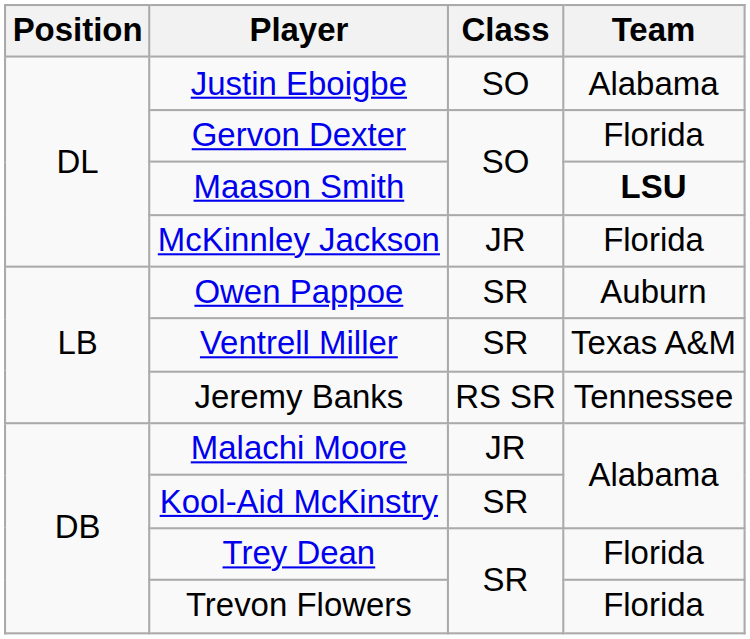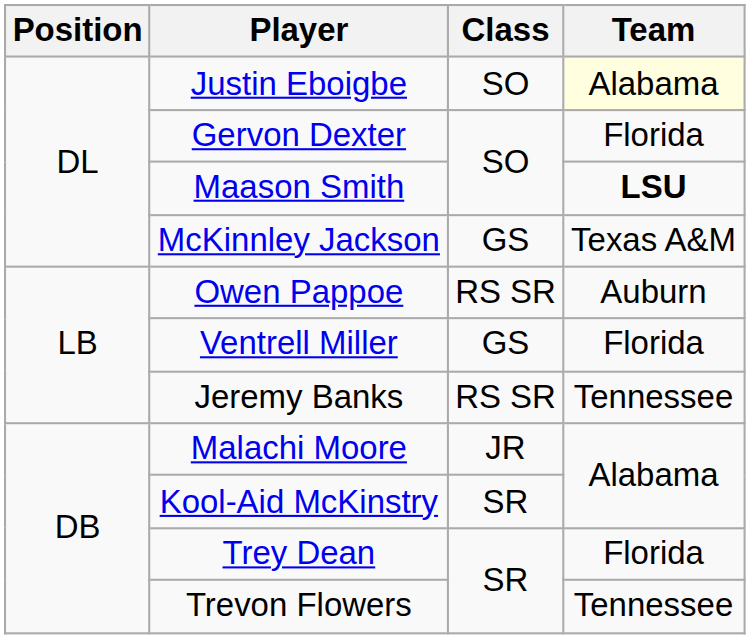(654, 82) no background -> (654, 82) lightyellow background
(506, 239) JR -> (506, 239) GS
(654, 239) Florida -> (654, 239) Texas A&M
(505, 291) SR -> (506, 291) RS SR
(505, 344) SR -> (506, 344) GS
(654, 344) Texas A&M -> (654, 344) Florida
(654, 605) Florida -> (653, 605) Tennessee
